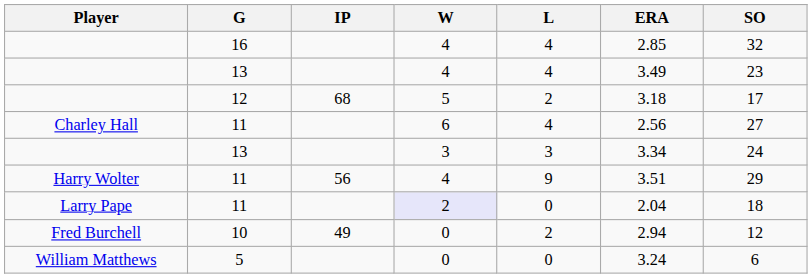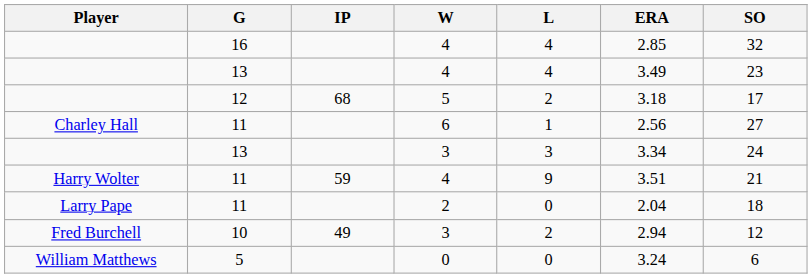(549, 125) 4 -> (549, 125) 1
(342, 178) 56 -> (342, 178) 59
(755, 178) 29 -> (755, 178) 21
(446, 205) lavender background -> (446, 205) no background
(446, 232) 0 -> (446, 232) 3
